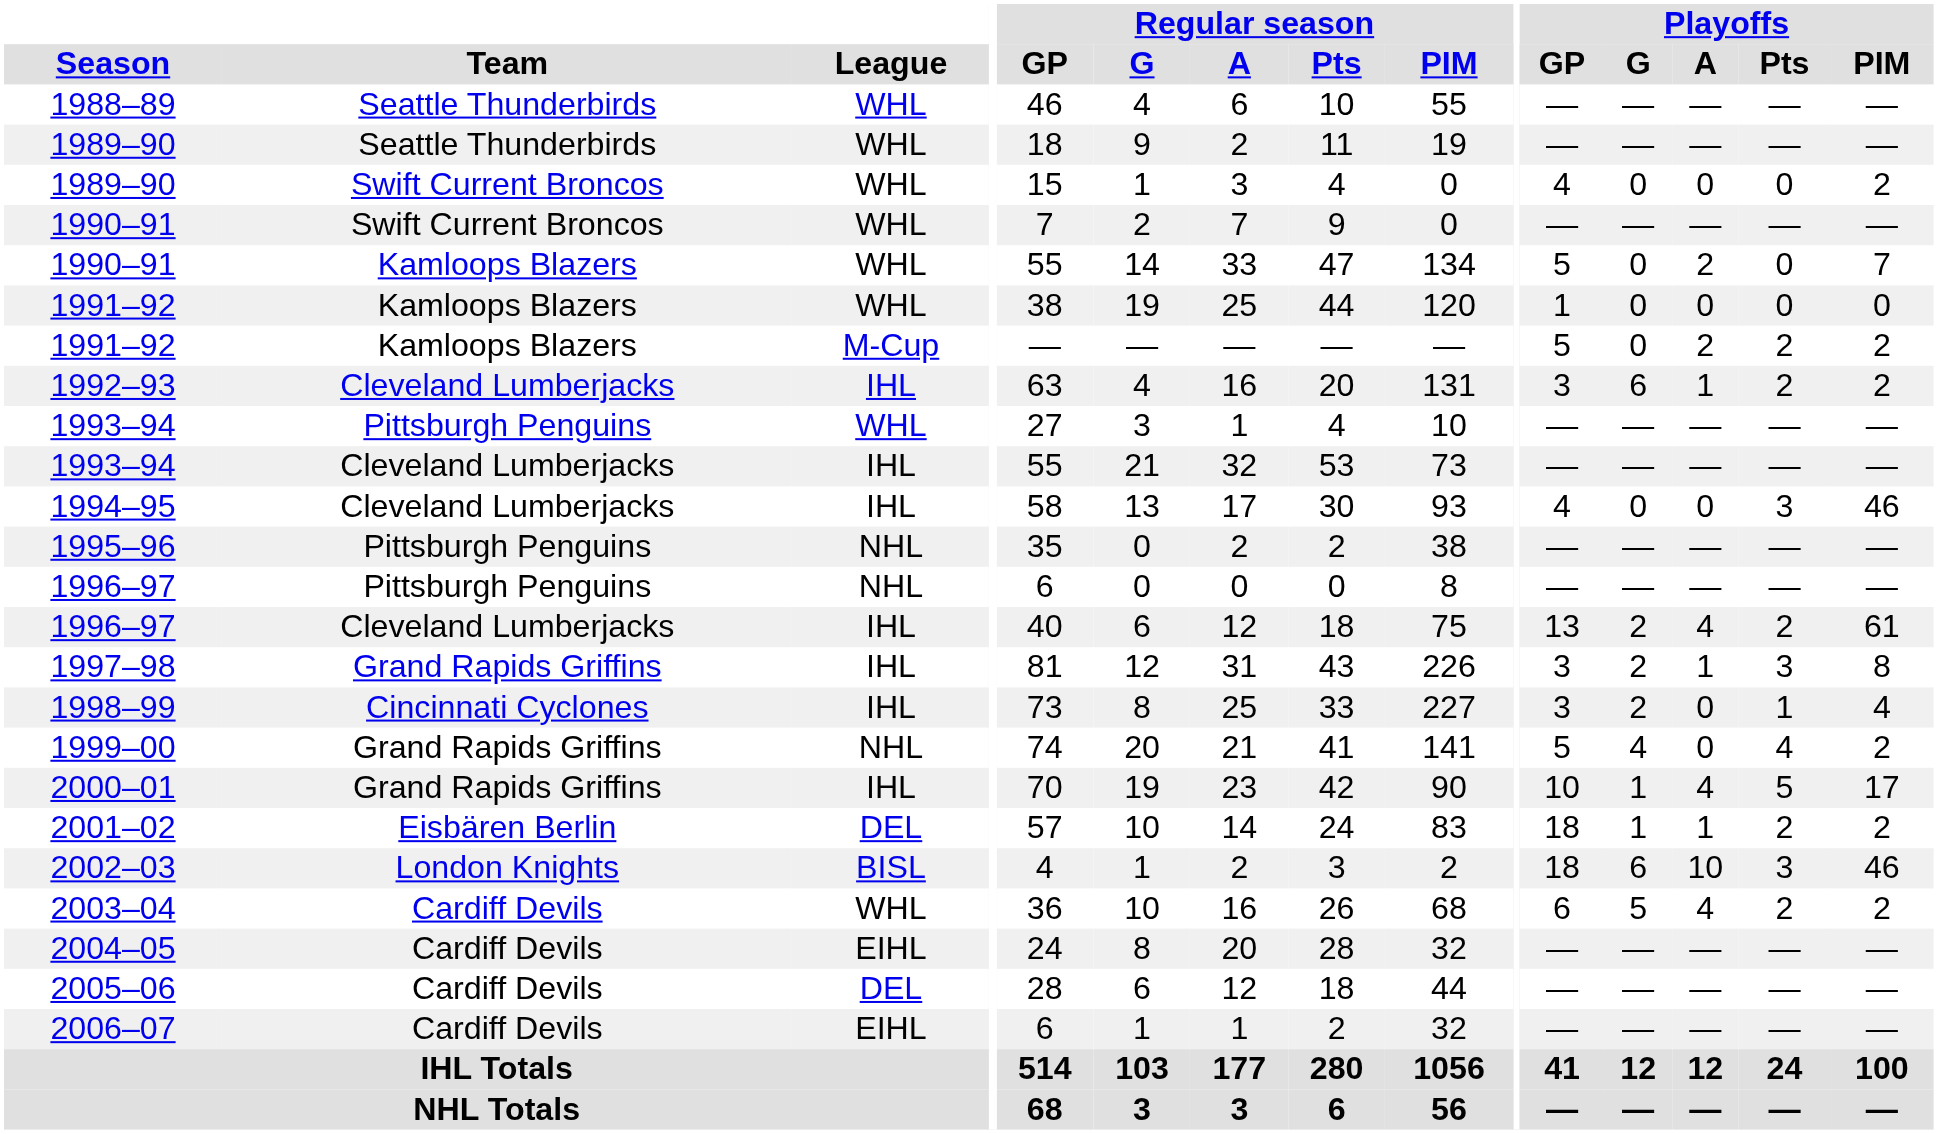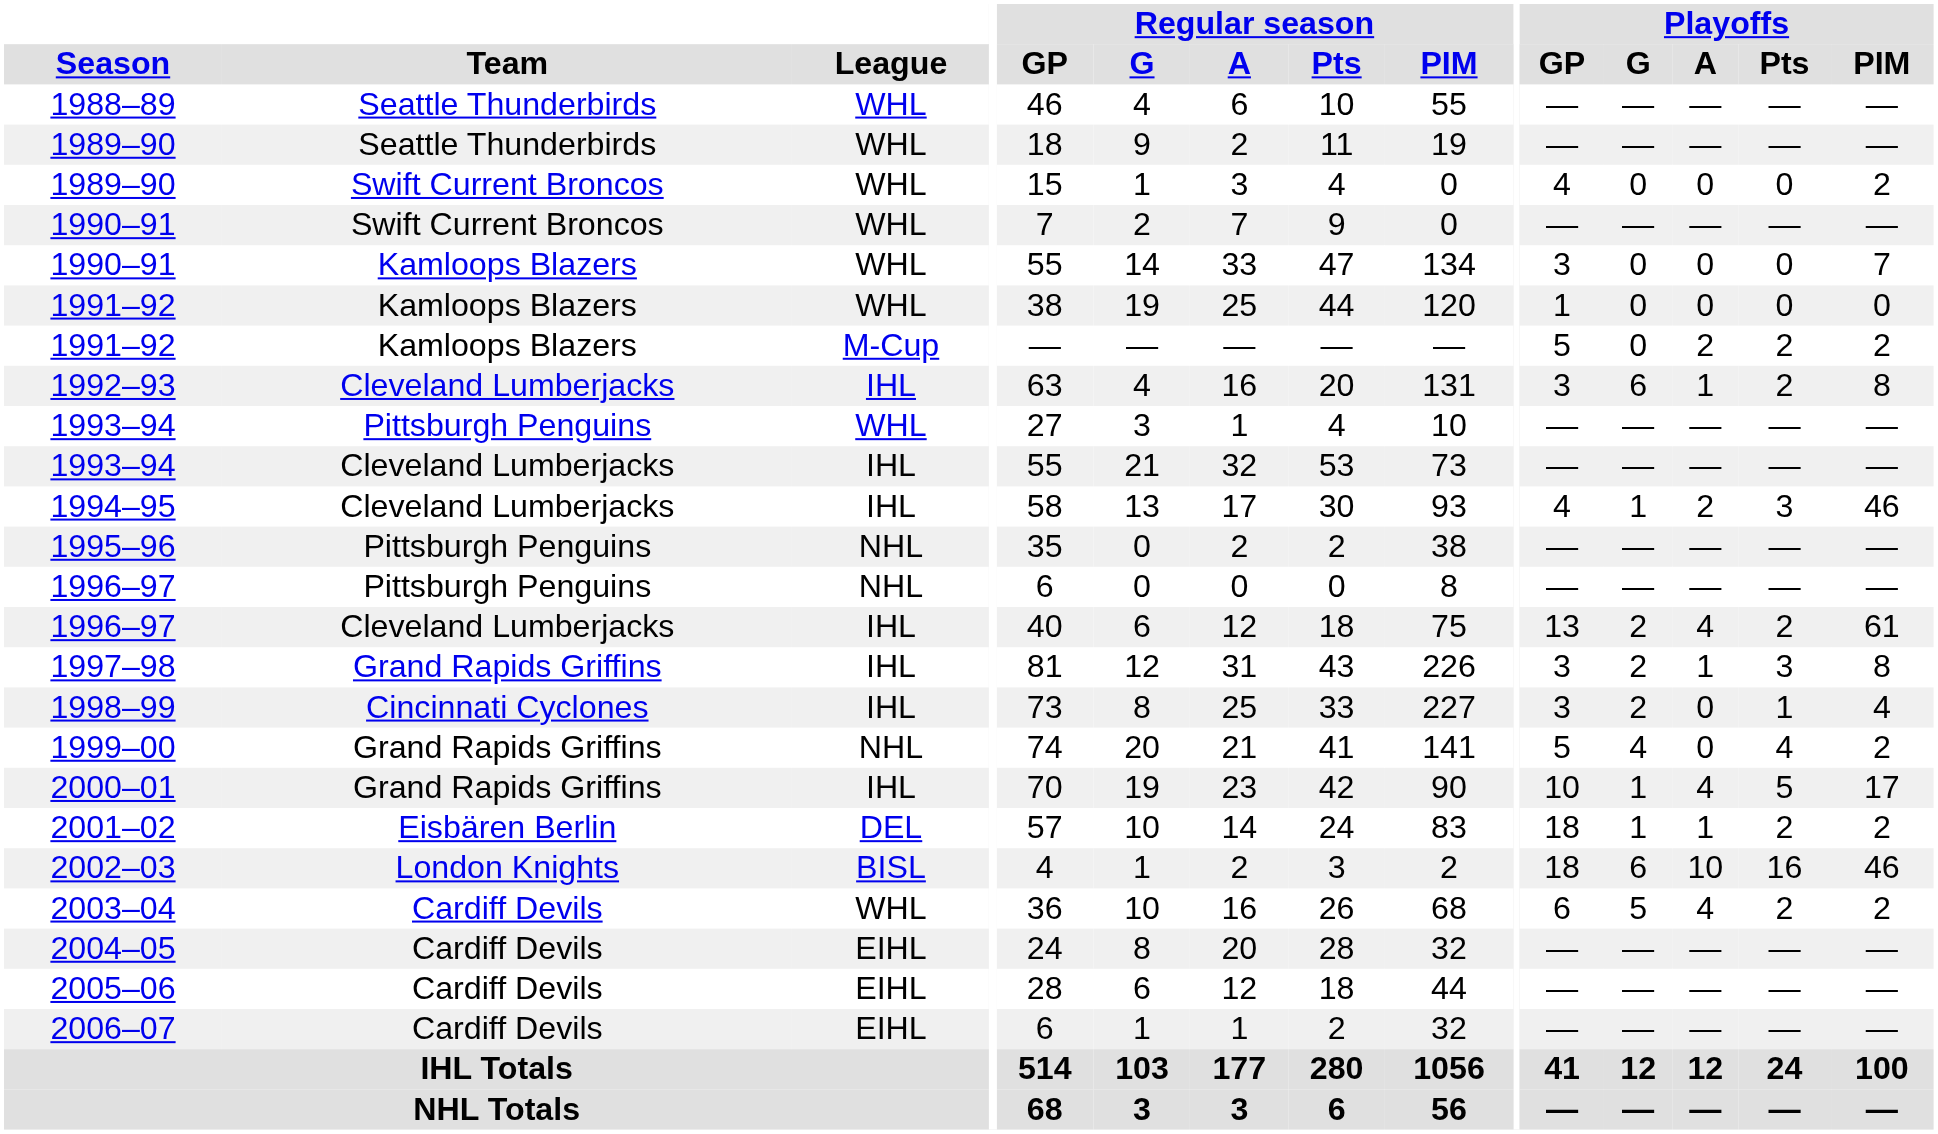(1562, 264) 5 -> (1562, 264) 3
(1705, 264) 2 -> (1705, 264) 0
(1882, 385) 2 -> (1882, 385) 8
(1638, 505) 0 -> (1638, 505) 1
(1705, 505) 0 -> (1705, 505) 2
(1784, 867) 3 -> (1784, 867) 16
(891, 988) DEL -> (891, 988) EIHL
